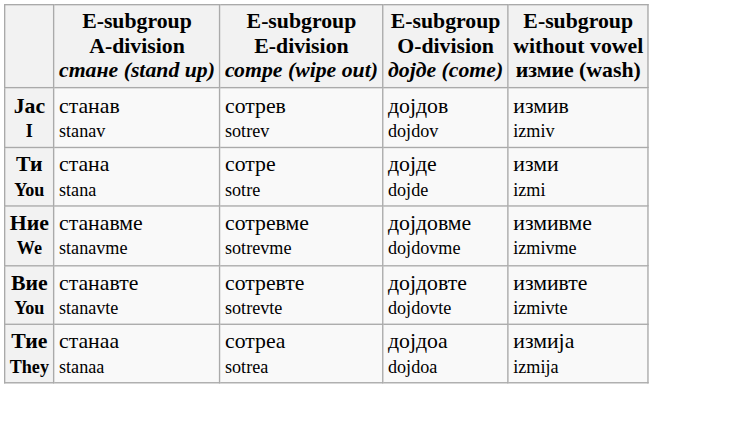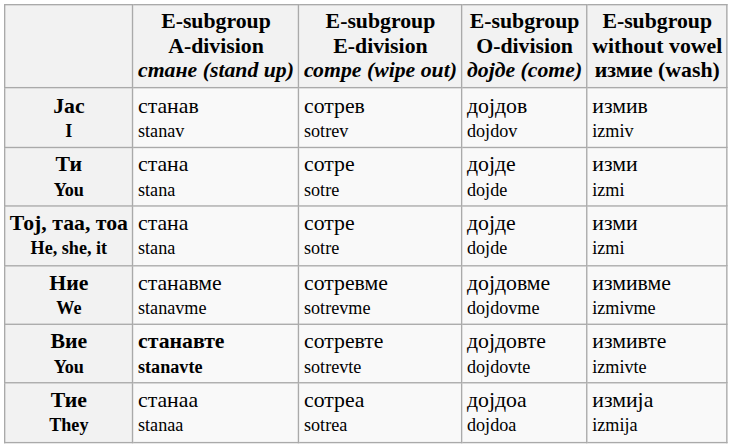+ row: (69, 235)
(99, 294) normal -> (181, 353) bold
